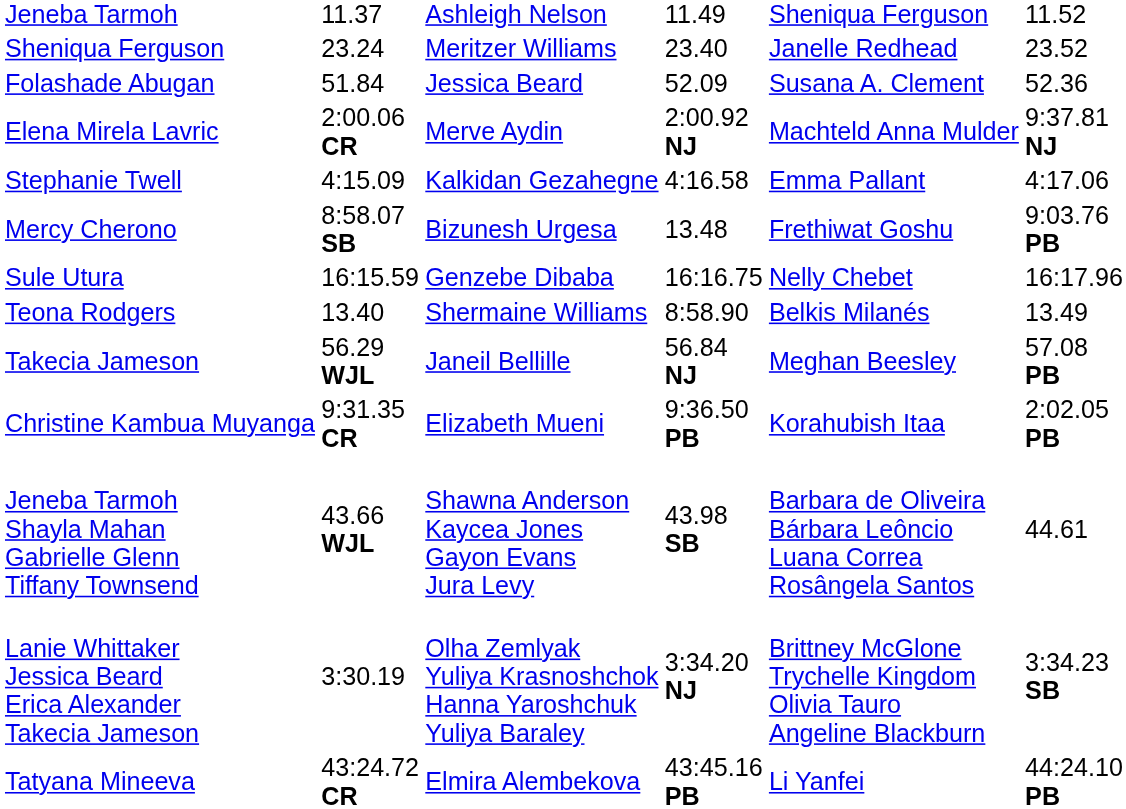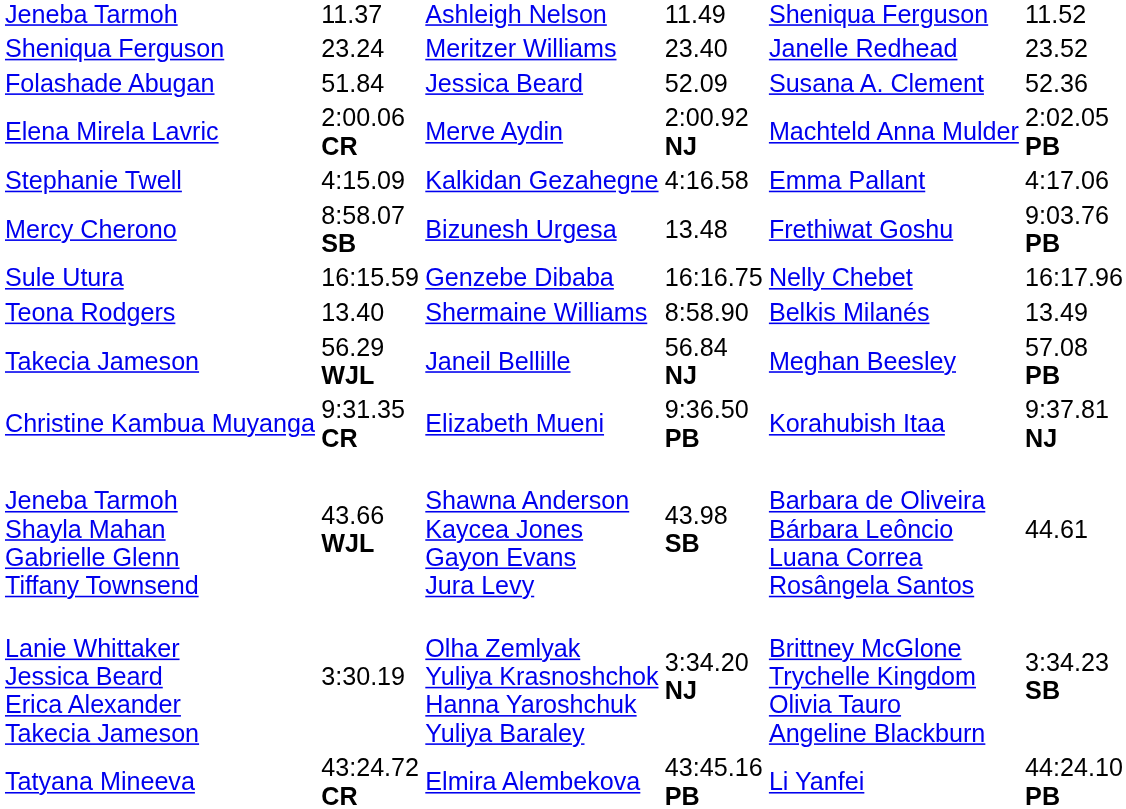(1067, 132) 9:37.81 NJ -> (1067, 132) 2:02.05 PB
(1067, 424) 2:02.05 PB -> (1067, 424) 9:37.81 NJ
